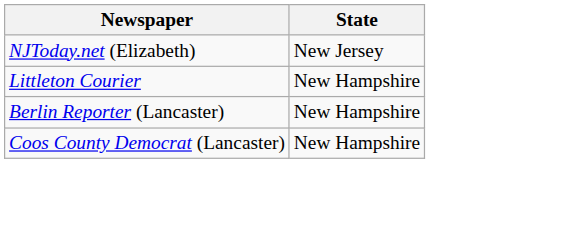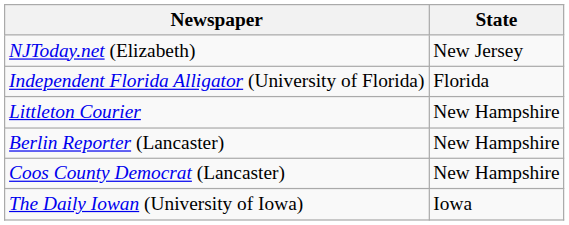+ row: (217, 81)
+ row: (156, 204)
